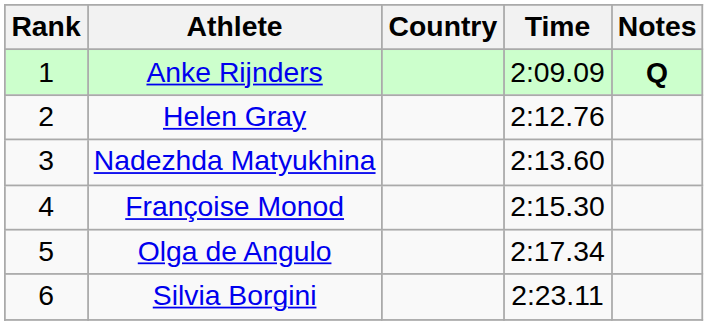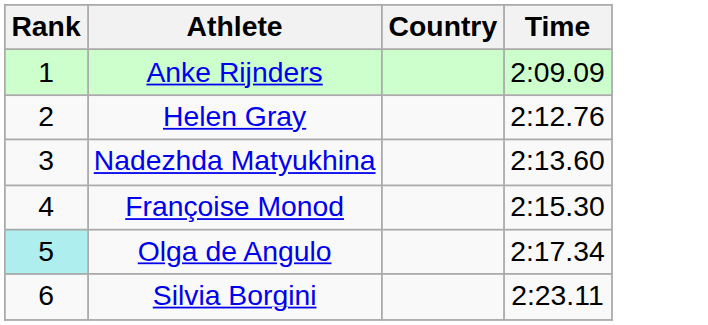- column: (657, 26)
(46, 251) no background -> (46, 251) paleturquoise background
